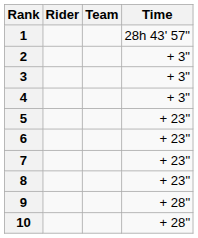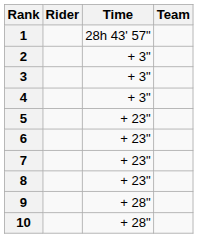columns swapped: (102, 14) <-> (157, 14)
